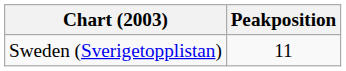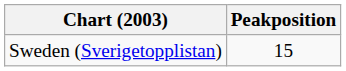(283, 50) 11 -> (283, 50) 15
